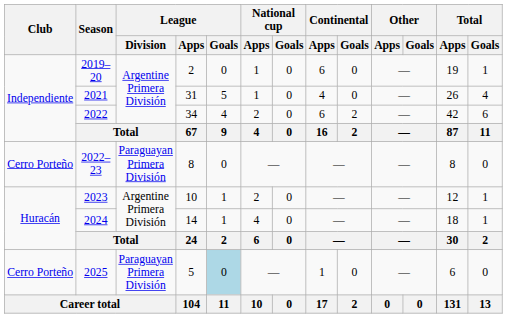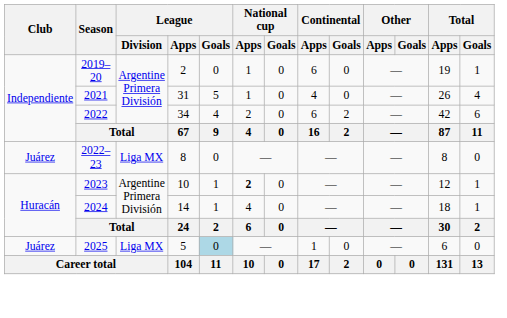(40, 164) Cerro Porteño -> (40, 157) Juárez
(146, 164) Paraguayan Primera División -> (142, 157) Liga MX
(257, 197) normal -> (249, 184) bold
(40, 272) Cerro Porteño -> (40, 246) Juárez
(146, 272) Paraguayan Primera División -> (142, 246) Liga MX
